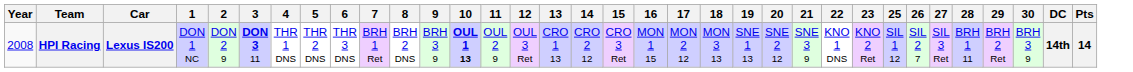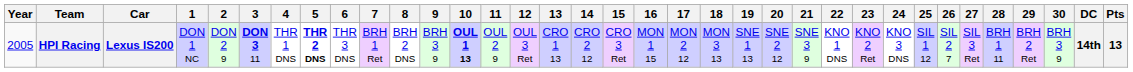+ column: (899, 13)
(20, 45) 2008 -> (20, 45) 2005
(315, 44) normal -> (315, 45) bold
(1085, 45) 14 -> (1115, 45) 13
